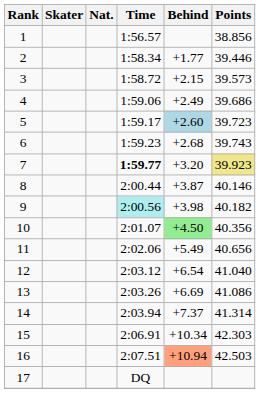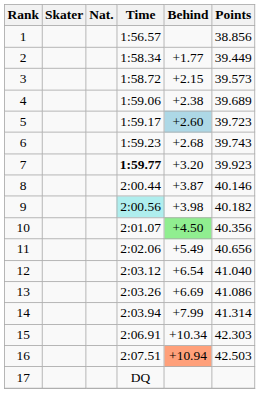(233, 57) 39.446 -> (233, 57) 39.449
(188, 100) +2.49 -> (188, 100) +2.38
(233, 100) 39.686 -> (233, 100) 39.689
(233, 164) khaki background -> (233, 164) no background
(188, 313) +7.37 -> (188, 313) +7.99
